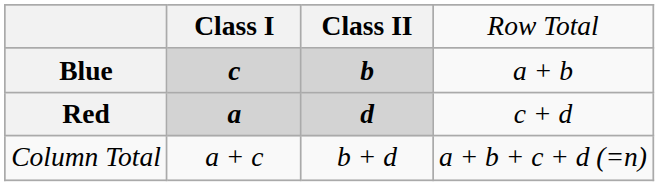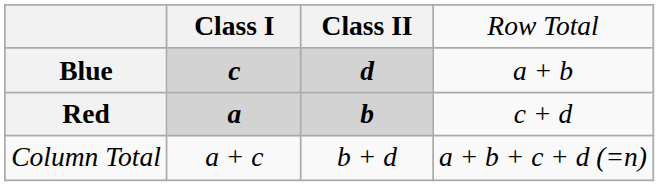(367, 69) b -> (367, 69) d
(367, 113) d -> (367, 113) b
